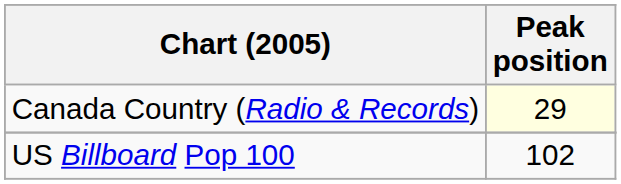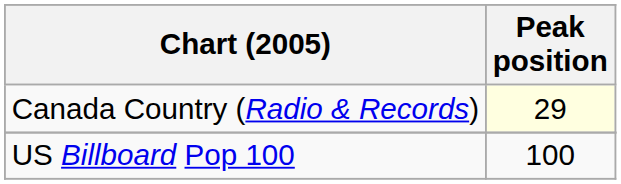(550, 155) 102 -> (550, 155) 100
